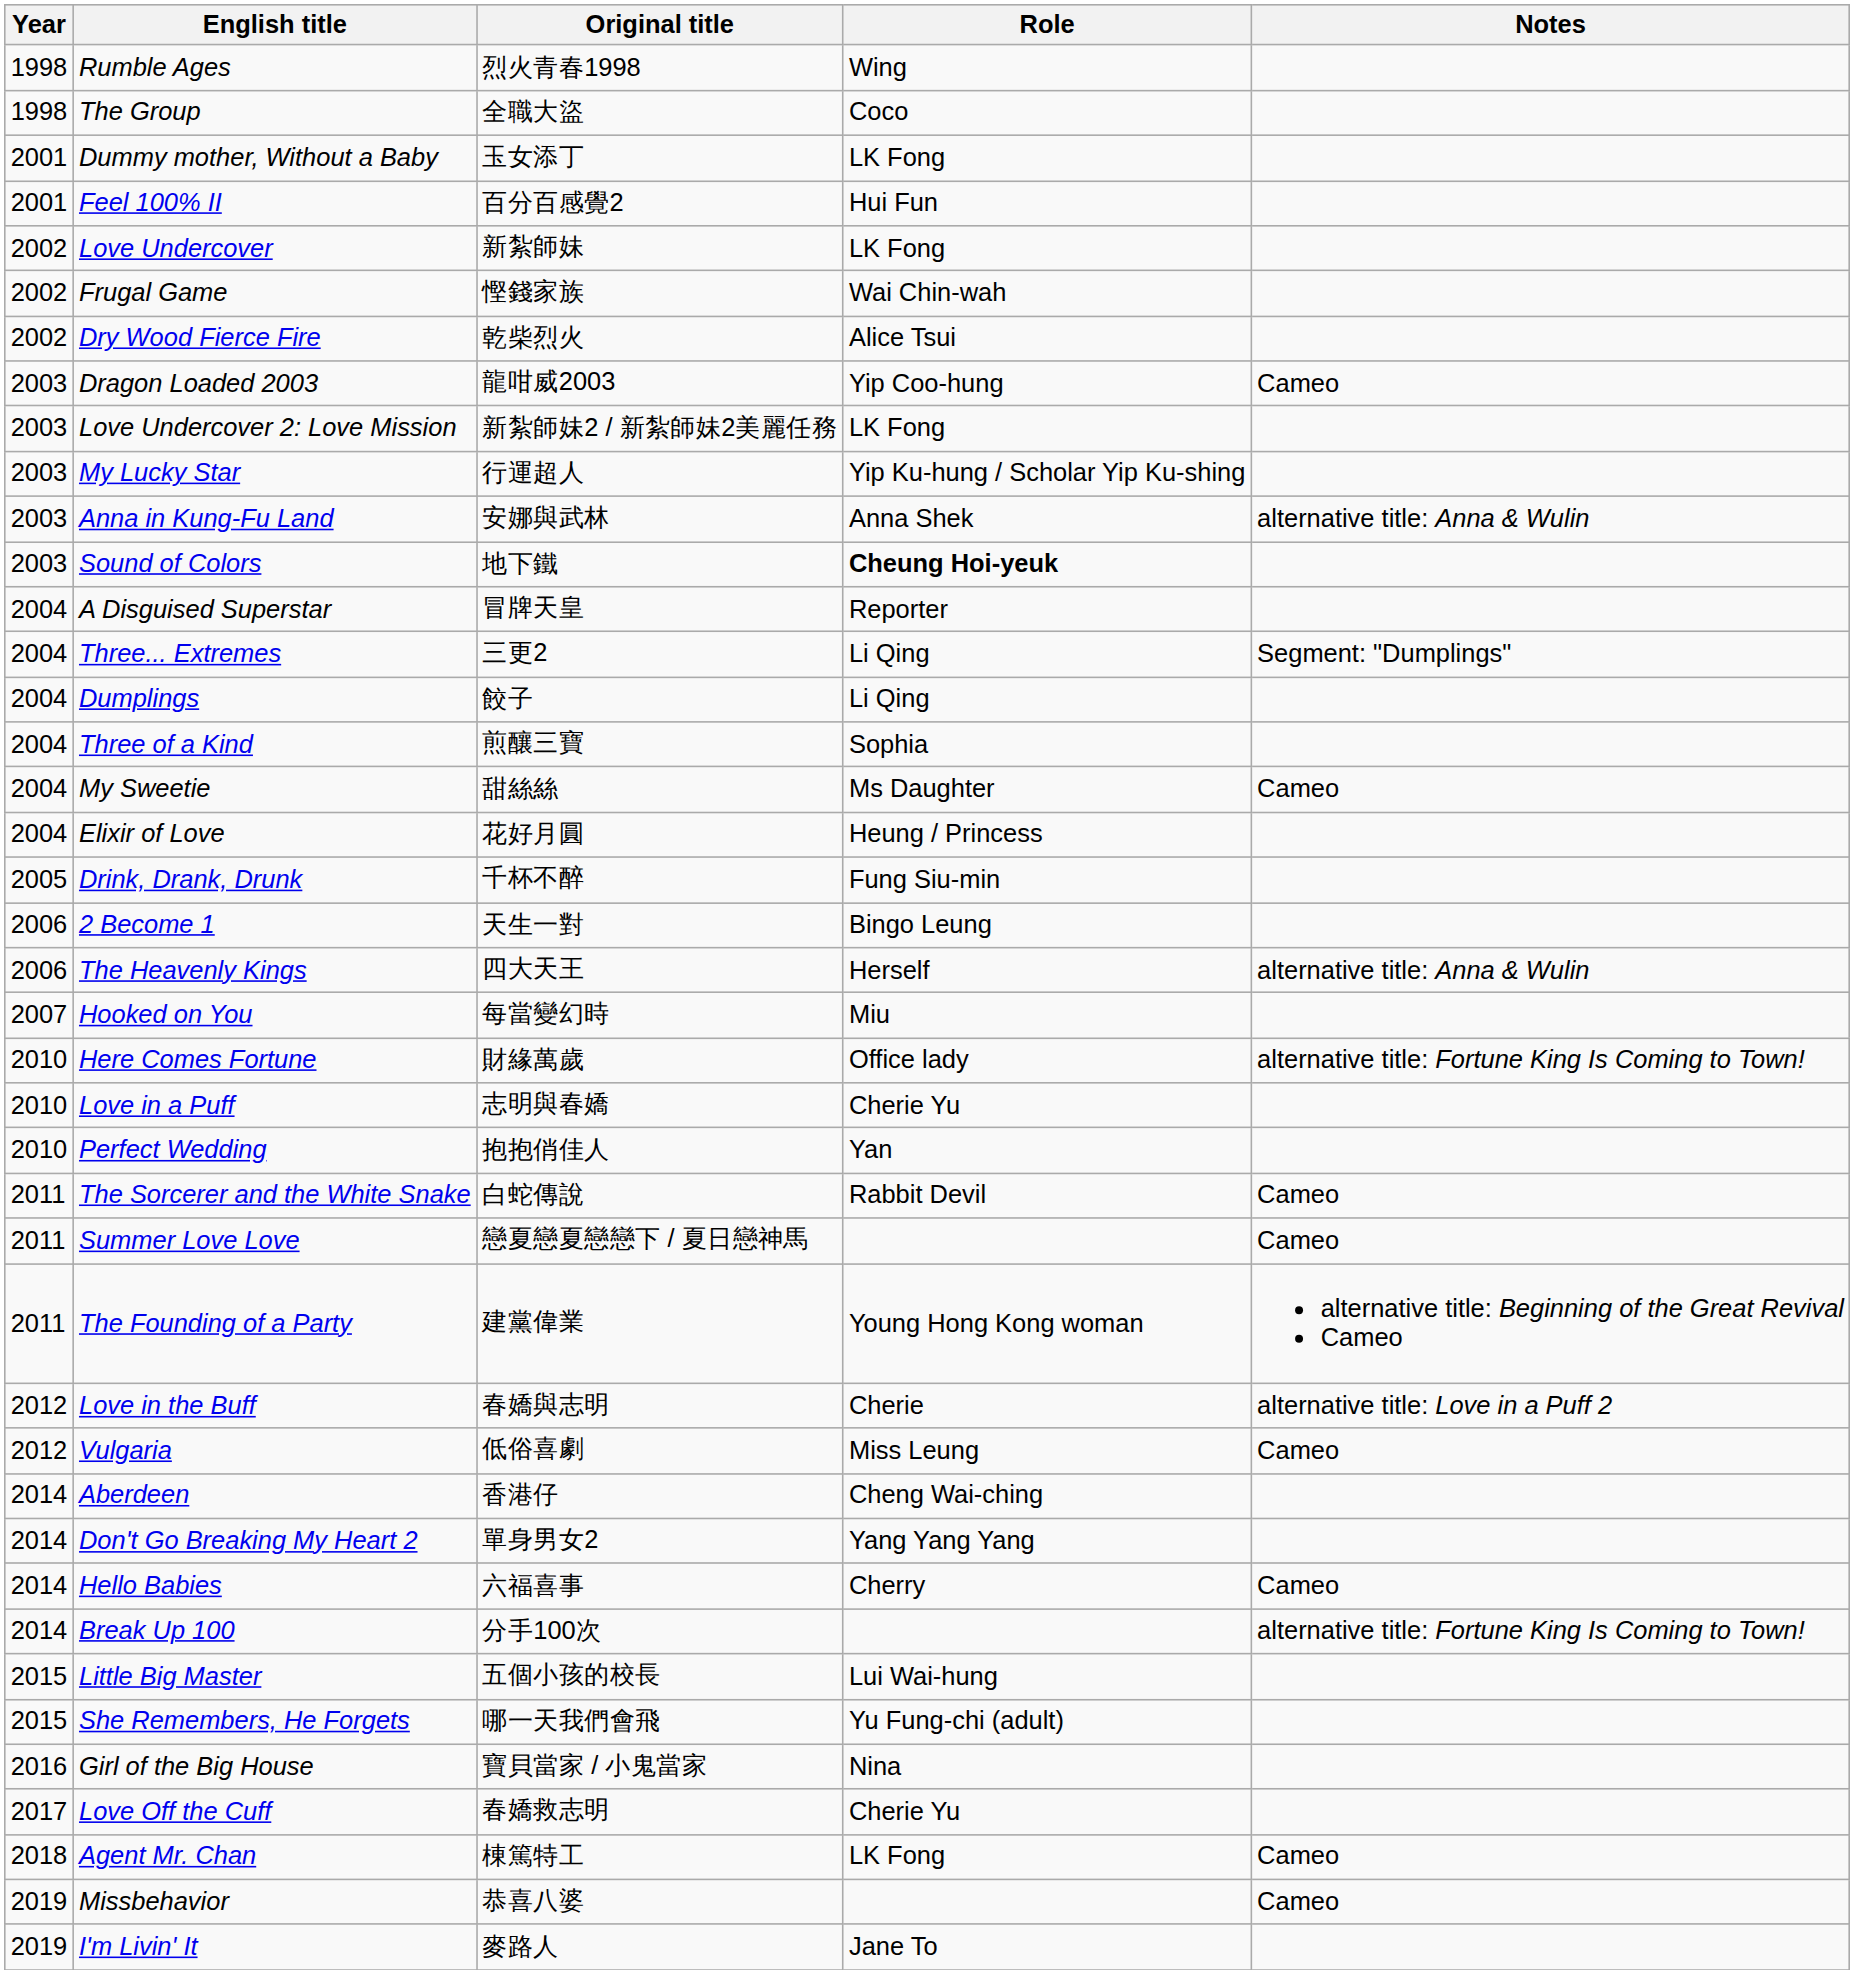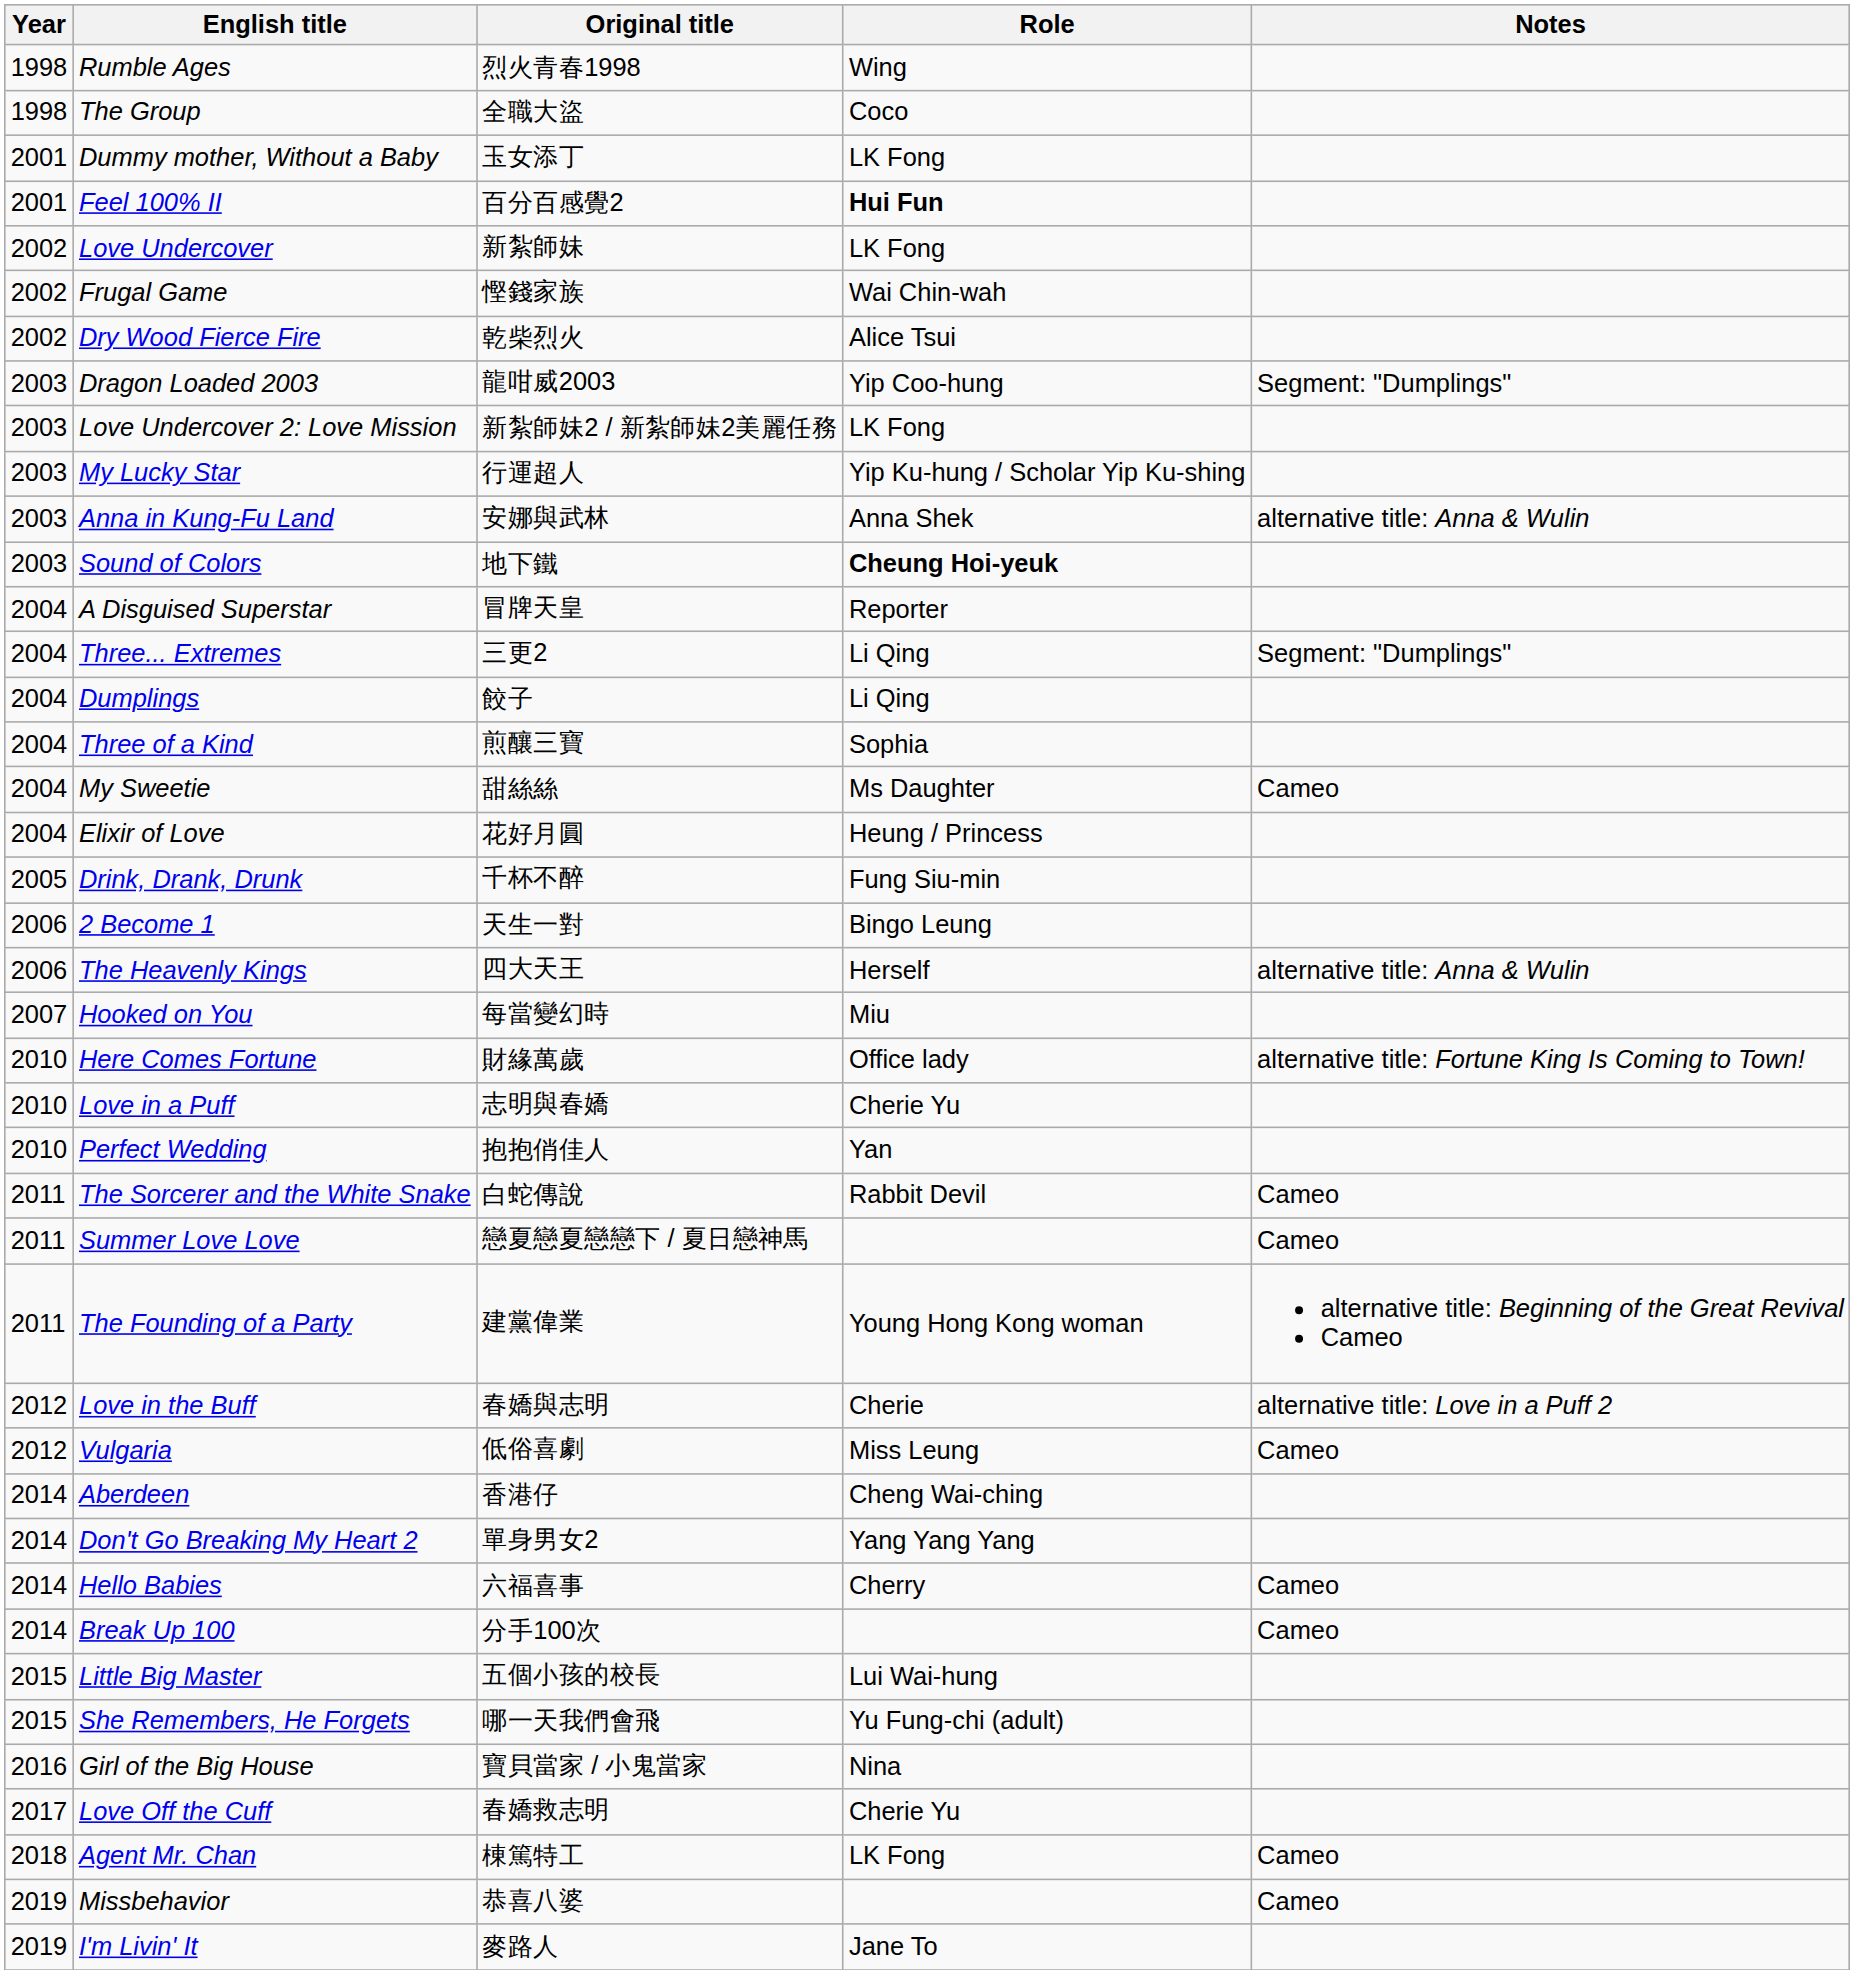(893, 202) normal -> (896, 202) bold
(1298, 383) Cameo -> (1384, 383) Segment: "Dumplings"
(1531, 1630) alternative title: Fortune King Is Coming to Town! -> (1298, 1630) Cameo
